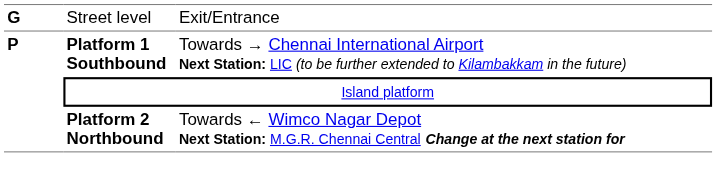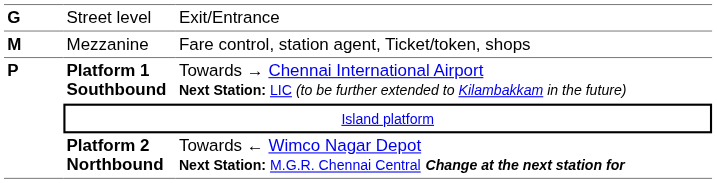+ row: (108, 44)
